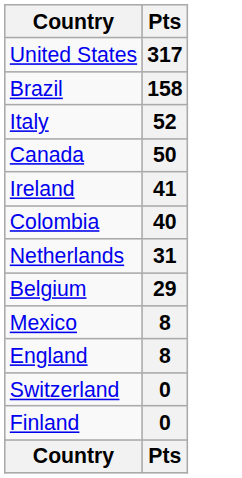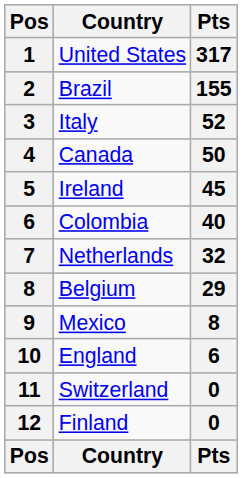+ column: (29, 21)
(165, 88) 158 -> (214, 88) 155
(165, 188) 41 -> (214, 188) 45
(165, 255) 31 -> (214, 255) 32
(165, 356) 8 -> (214, 356) 6
